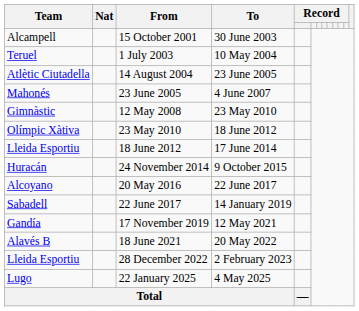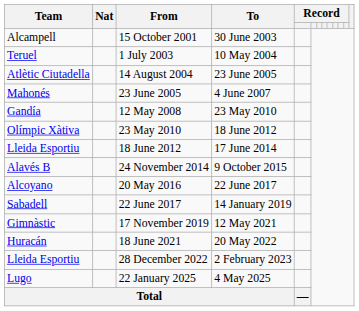(31, 111) Gimnàstic -> (24, 111) Gandía
(27, 167) Huracán -> (29, 167) Alavés B
(24, 222) Gandía -> (31, 222) Gimnàstic
(29, 241) Alavés B -> (27, 241) Huracán
